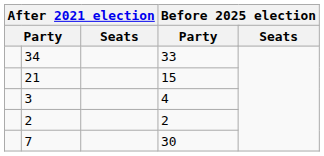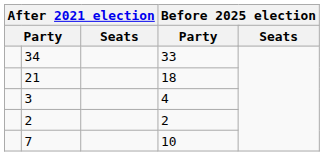(169, 78) 15 -> (169, 78) 18
(169, 141) 30 -> (169, 141) 10
